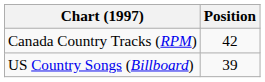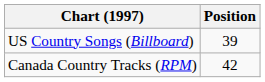rows swapped: (102, 40) <-> (101, 64)
